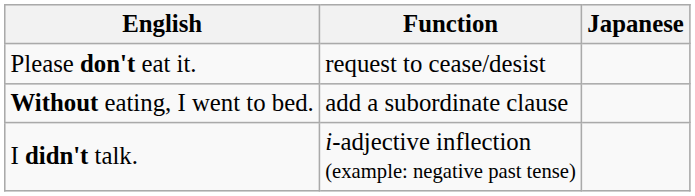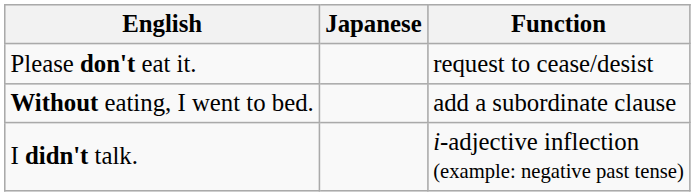columns swapped: (636, 24) <-> (451, 24)
